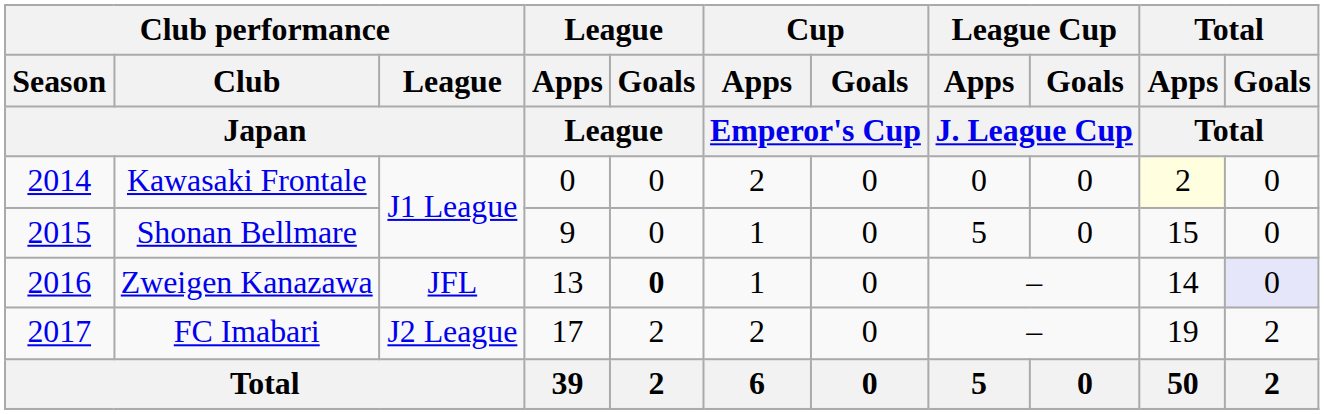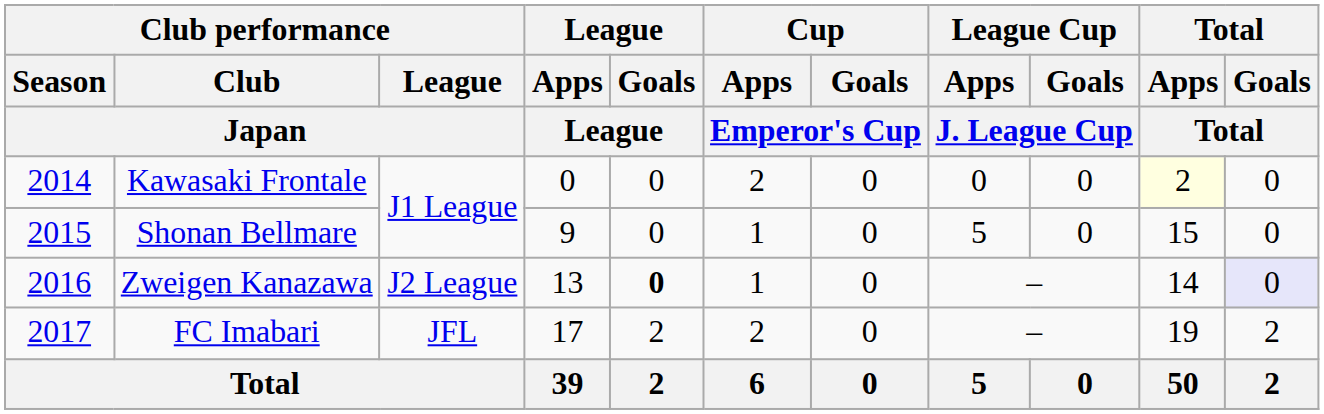(452, 282) JFL -> (452, 282) J2 League
(452, 332) J2 League -> (452, 332) JFL
